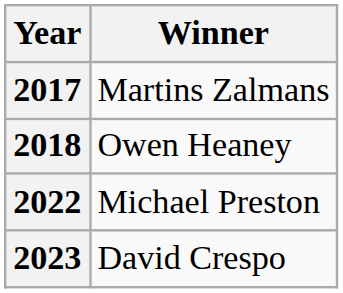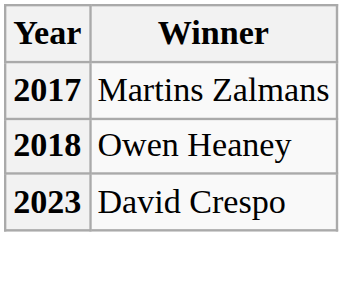- row: (47, 201)
